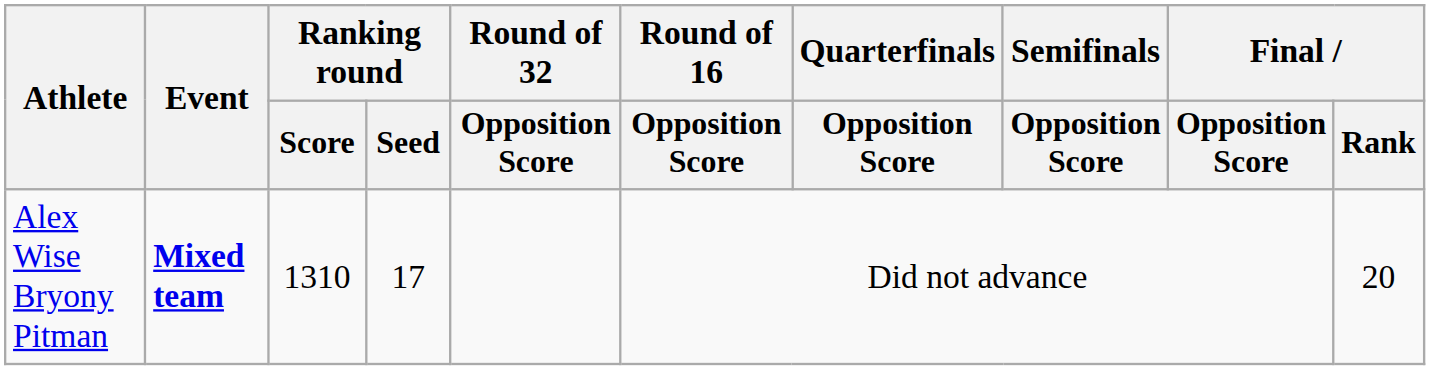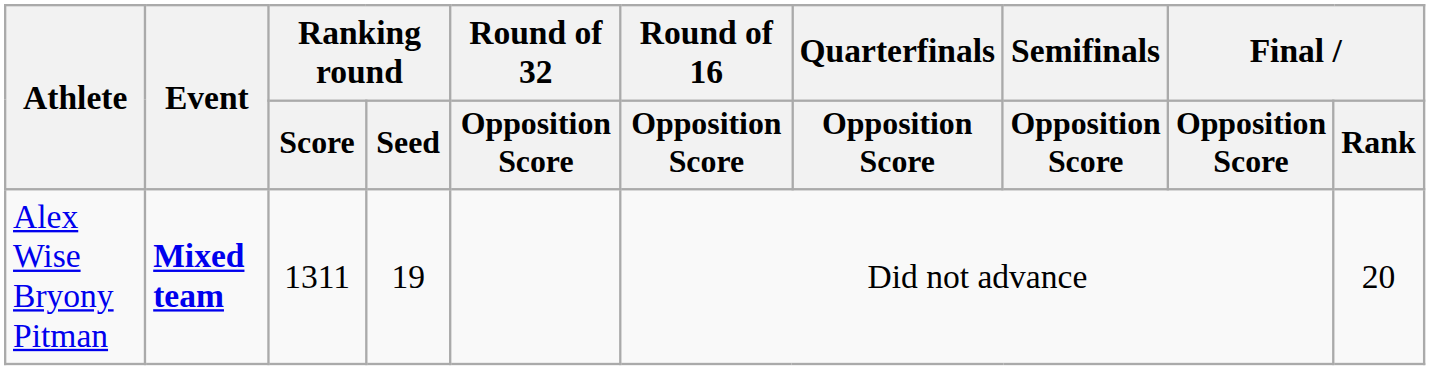(317, 276) 1310 -> (317, 276) 1311
(408, 276) 17 -> (408, 276) 19
